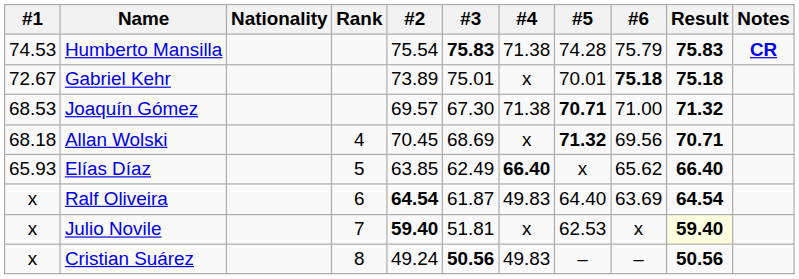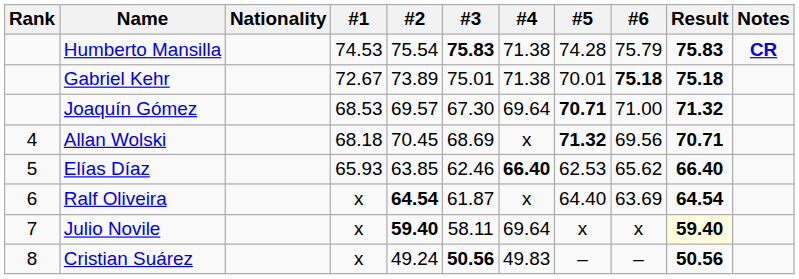columns swapped: (359, 19) <-> (33, 19)
(527, 79) x -> (527, 79) 71.38
(527, 109) 71.38 -> (527, 109) 69.64
(471, 169) 62.49 -> (471, 169) 62.46
(583, 169) x -> (583, 169) 62.53
(527, 199) 49.83 -> (527, 199) x
(471, 229) 51.81 -> (471, 229) 58.11
(527, 229) x -> (527, 229) 69.64
(583, 229) 62.53 -> (583, 229) x
